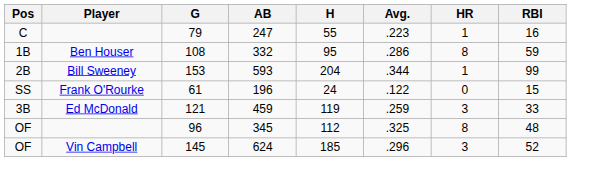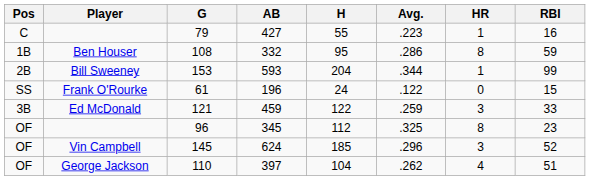(263, 33) 247 -> (271, 33) 427
(330, 109) 119 -> (341, 109) 122
(532, 128) 48 -> (550, 128) 23
+ row: (202, 166)
